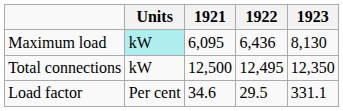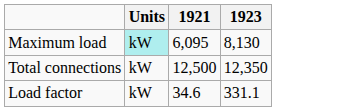- column: (261, 17)
(155, 93) Per cent -> (140, 93) kW
